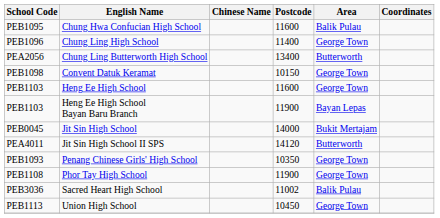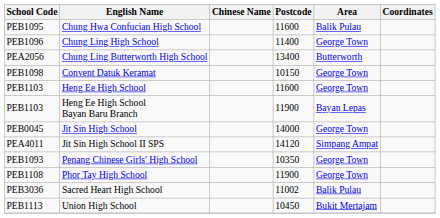(346, 129) Bukit Mertajam -> (342, 129) George Town
(339, 144) Butterworth -> (347, 144) Simpang Ampat
(342, 205) George Town -> (346, 205) Bukit Mertajam
